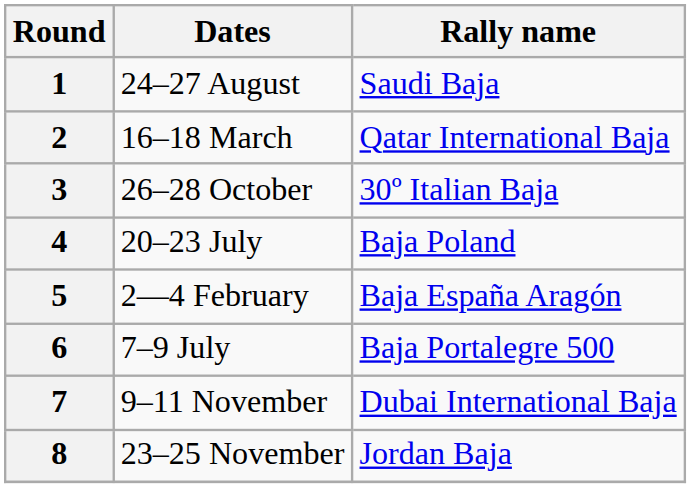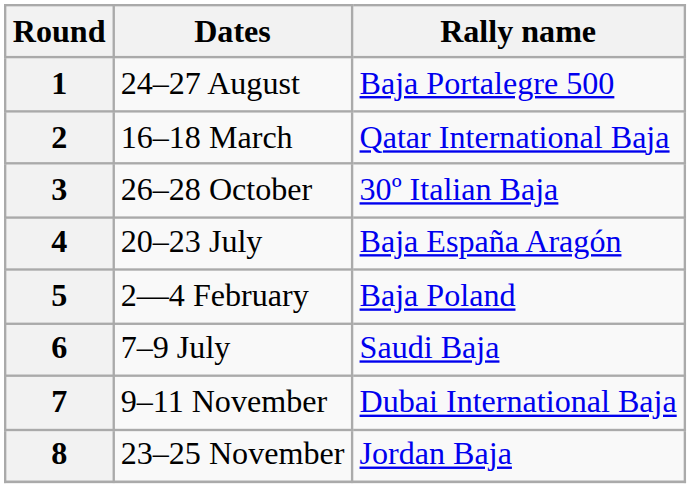(430, 83) Saudi Baja -> (487, 83) Baja Portalegre 500
(438, 242) Baja Poland -> (491, 242) Baja España Aragón
(491, 295) Baja España Aragón -> (438, 295) Baja Poland
(487, 348) Baja Portalegre 500 -> (430, 348) Saudi Baja
